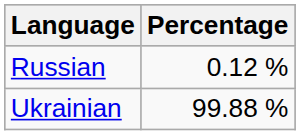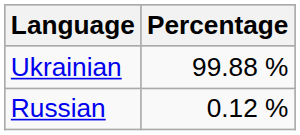rows swapped: (66, 108) <-> (58, 66)
